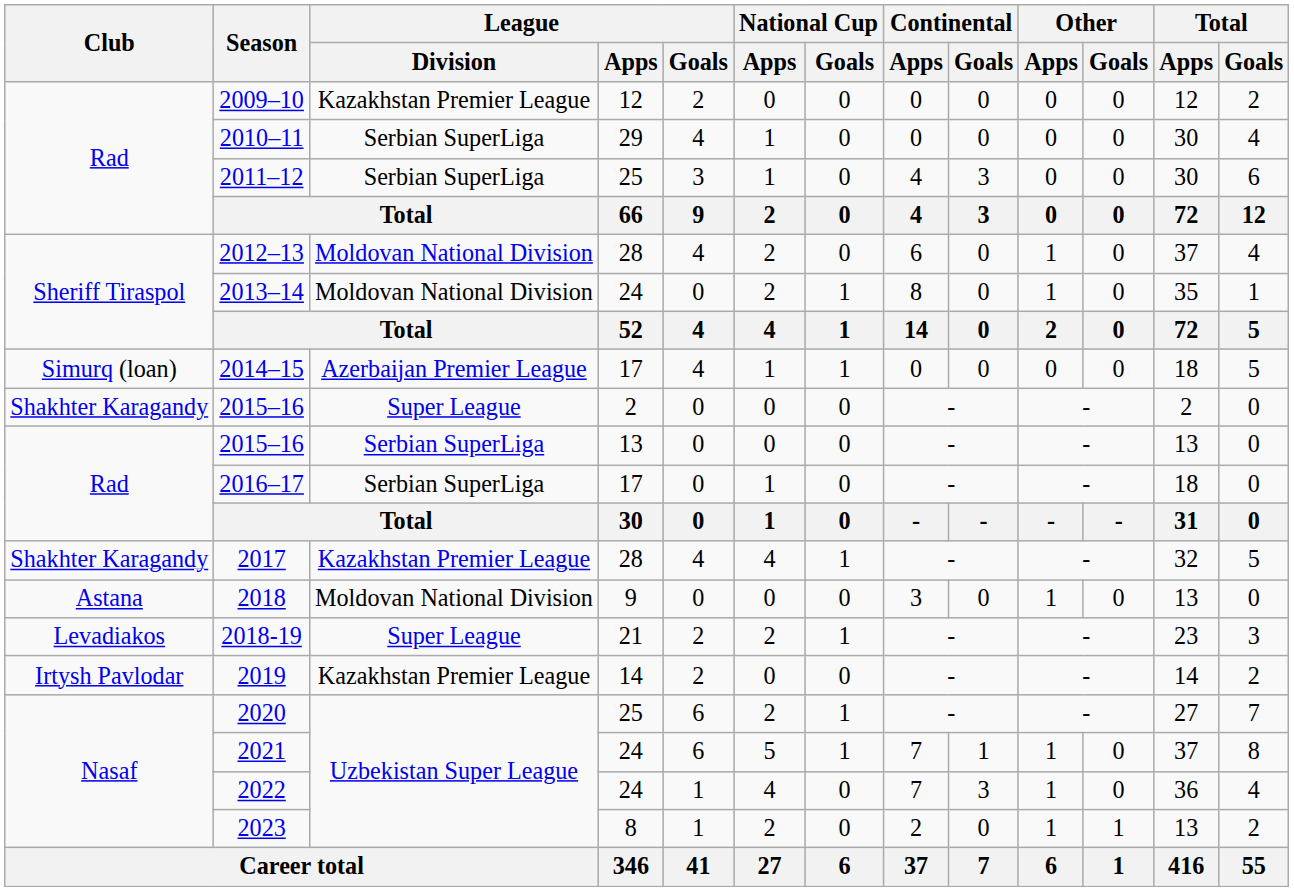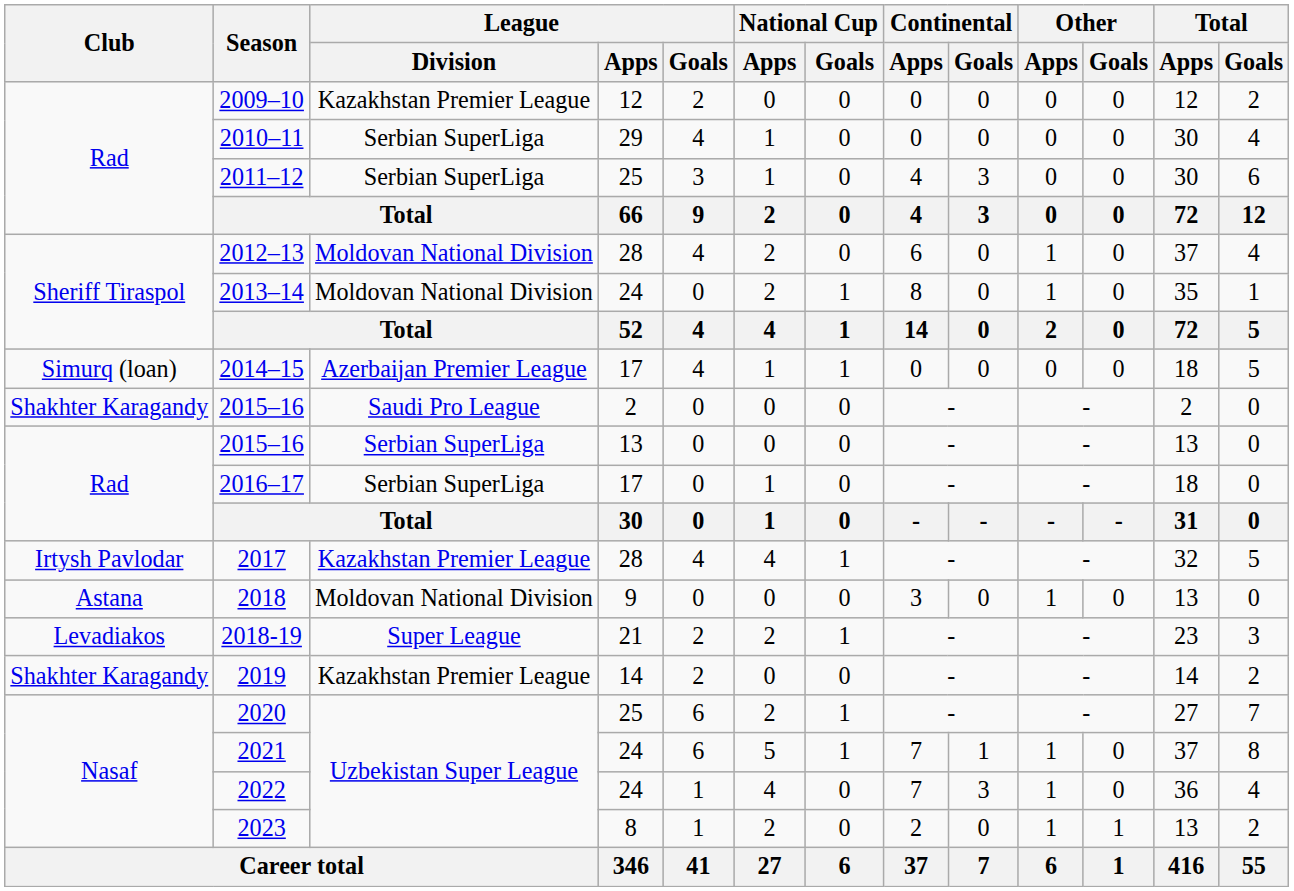(454, 406) Super League -> (454, 406) Saudi Pro League
(109, 560) Shakhter Karagandy -> (109, 560) Irtysh Pavlodar
(109, 675) Irtysh Pavlodar -> (109, 675) Shakhter Karagandy
